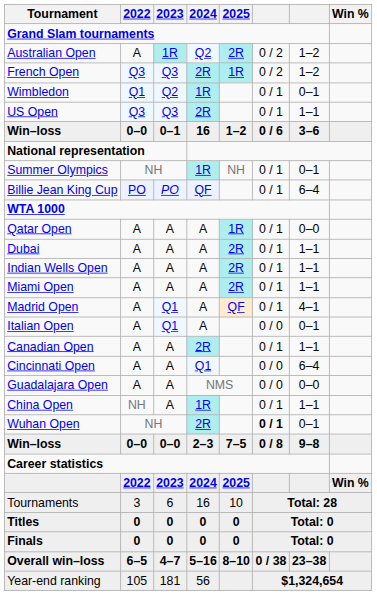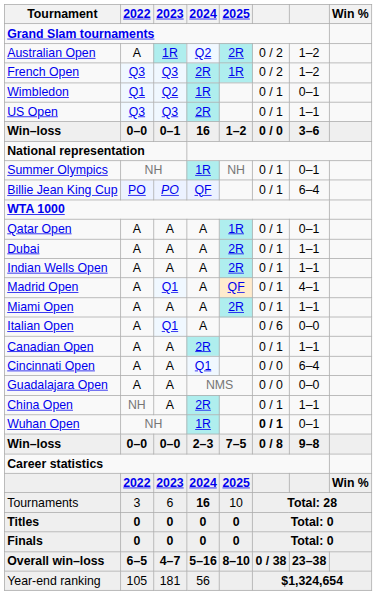(271, 131) 0 / 6 -> (271, 131) 0 / 0
(309, 229) 0–0 -> (309, 229) 0–1
rows swapped: (40, 287) <-> (43, 307)
(271, 326) 0 / 0 -> (271, 326) 0 / 6
(309, 326) 0–1 -> (309, 326) 0–0
(203, 405) 1R -> (203, 405) 2R
(203, 424) 2R -> (203, 424) 1R
(203, 502) normal -> (203, 502) bold
